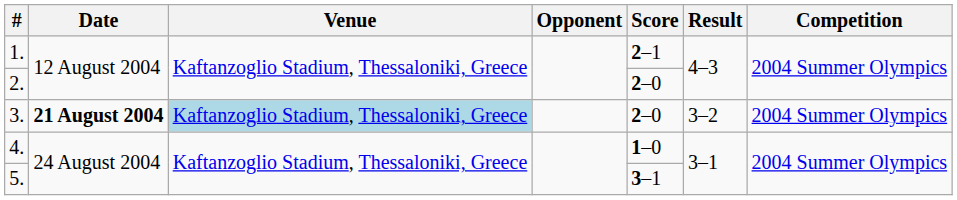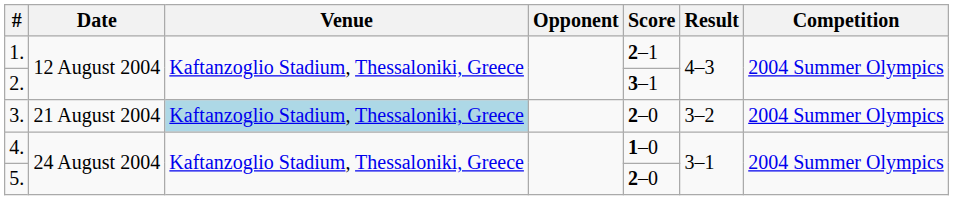(646, 83) 2–0 -> (643, 83) 3–1
(98, 115) bold -> (97, 115) normal
(646, 178) 3–1 -> (643, 178) 2–0
